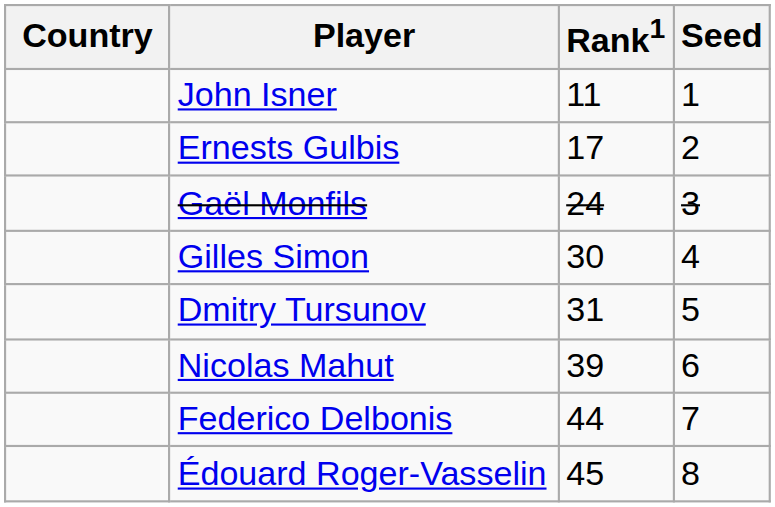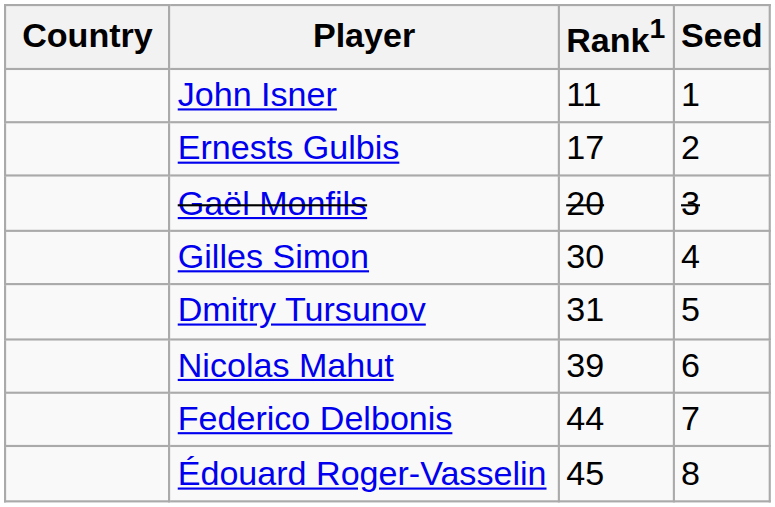(585, 202) 24 -> (585, 202) 20
